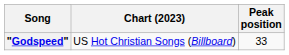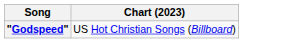- column: (261, 18)
